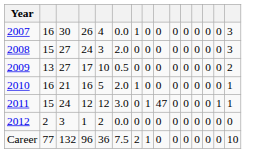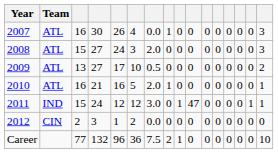+ column: (56, 13)
